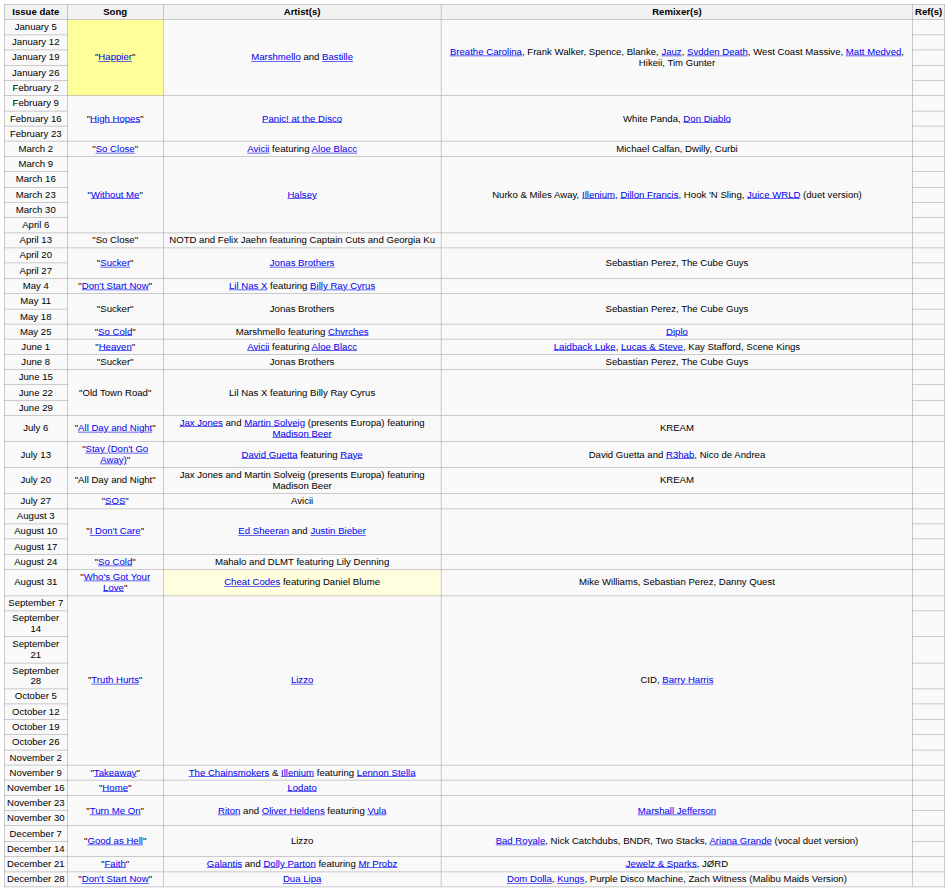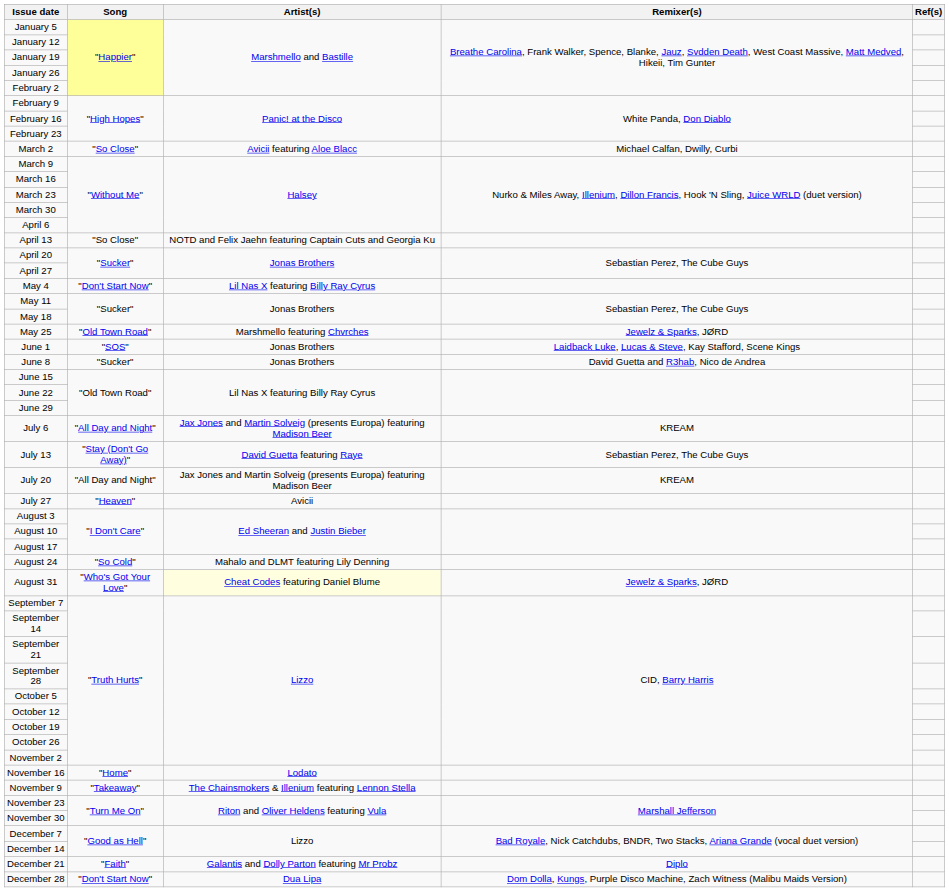(115, 331) "So Cold" -> (115, 331) "Old Town Road"
(677, 331) Diplo -> (677, 331) Jewelz & Sparks, JØRD
(115, 347) "Heaven" -> (115, 347) "SOS"
(302, 347) Avicii featuring Aloe Blacc -> (302, 347) Jonas Brothers
(677, 362) Sebastian Perez, The Cube Guys -> (677, 362) David Guetta and R3hab, Nico de Andrea
(677, 454) David Guetta and R3hab, Nico de Andrea -> (677, 454) Sebastian Perez, The Cube Guys
(115, 501) "SOS" -> (115, 501) "Heaven"
(677, 582) Mike Williams, Sebastian Perez, Danny Quest -> (677, 582) Jewelz & Sparks, JØRD
rows swapped: (36, 772) <-> (36, 788)
(677, 864) Jewelz & Sparks, JØRD -> (677, 864) Diplo
